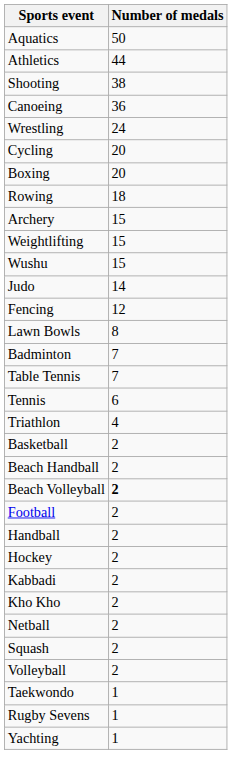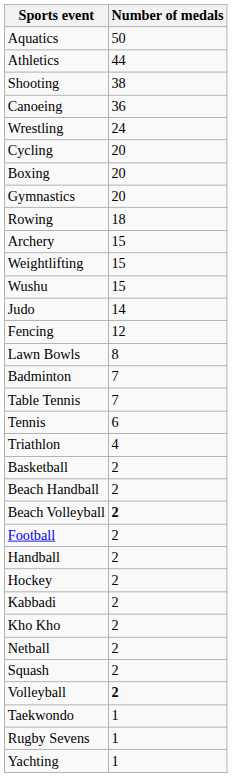+ row: (41, 196)
(115, 670) normal -> (115, 693) bold
